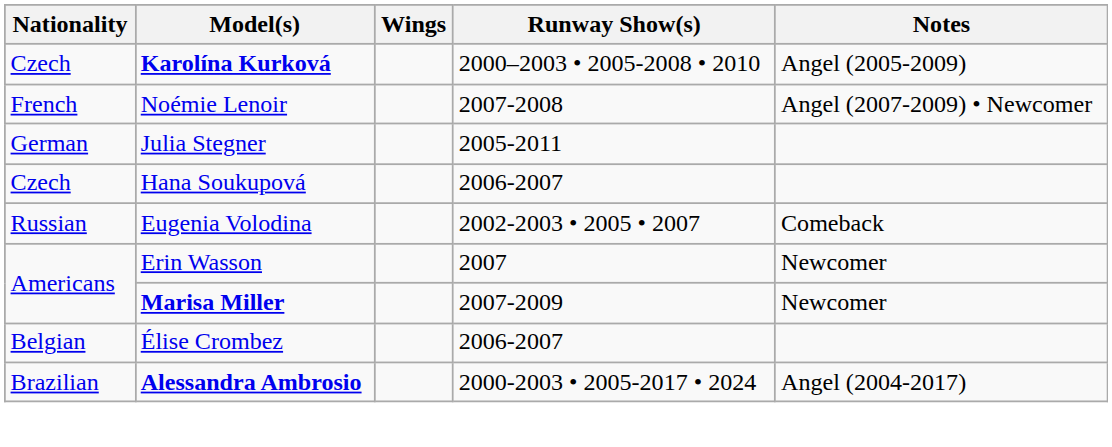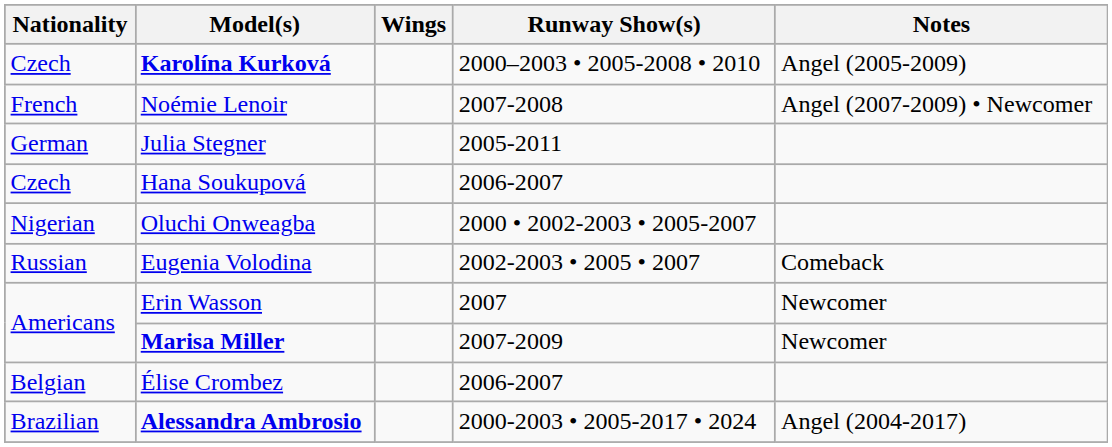+ row: (228, 222)
